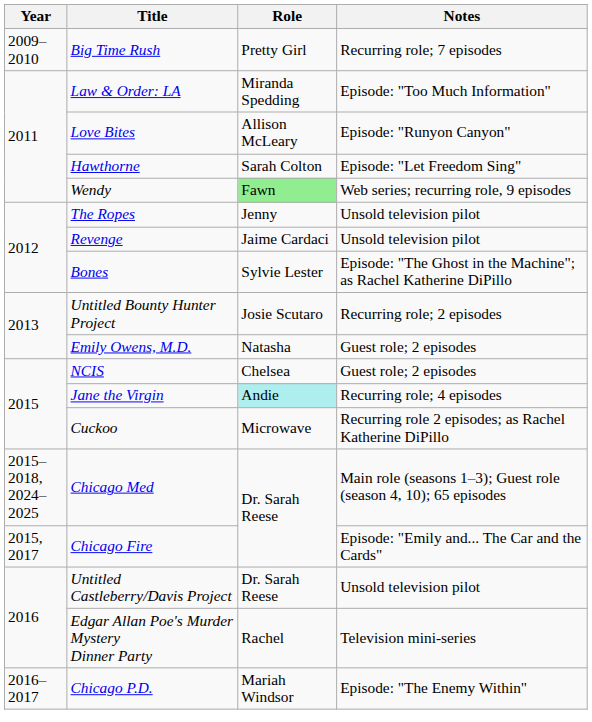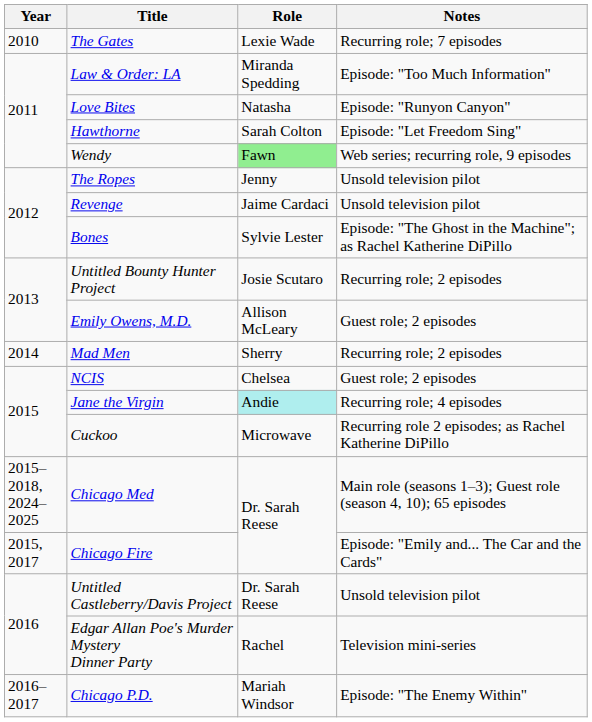- row: (115, 49)
+ row: (102, 41)
(270, 132) Allison McLeary -> (266, 107) Natasha
(266, 346) Natasha -> (270, 320) Allison McLeary
+ row: (100, 353)
